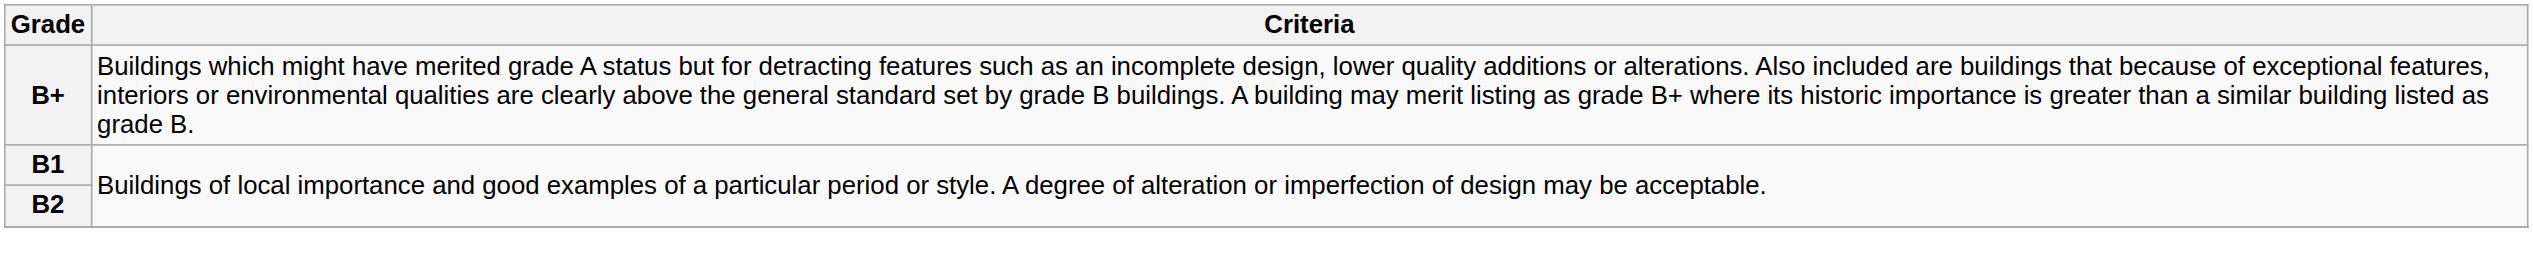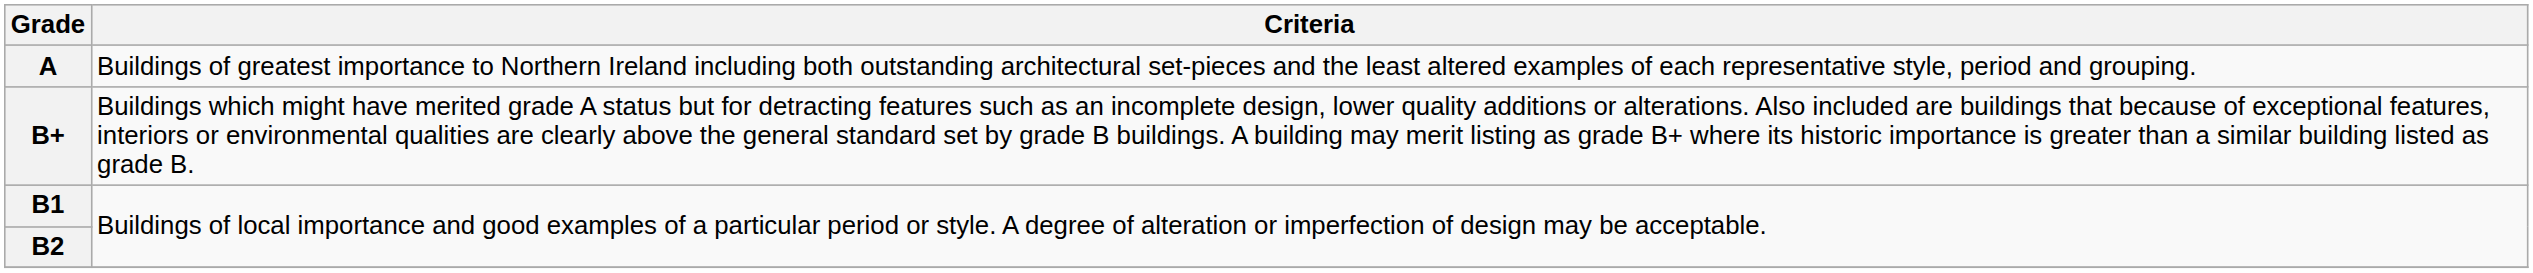+ row: (48, 65)
